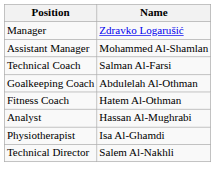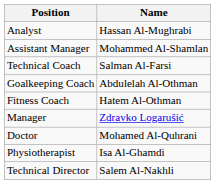rows swapped: (27, 30) <-> (24, 118)
+ row: (22, 135)
